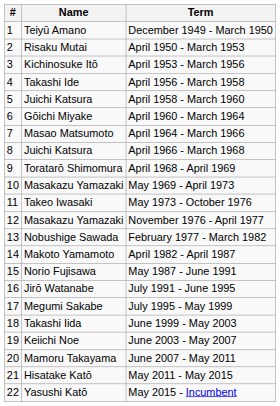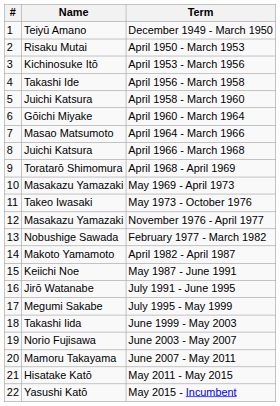(60, 271) Norio Fujisawa -> (51, 271) Keiichi Noe
(51, 340) Keiichi Noe -> (60, 340) Norio Fujisawa
